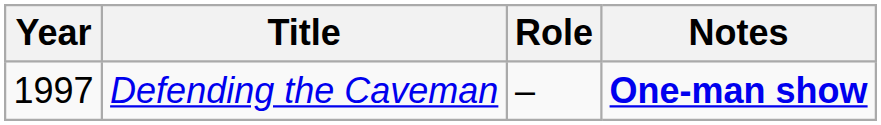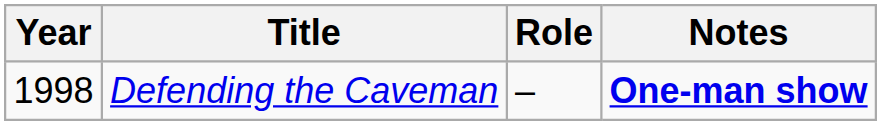(53, 90) 1997 -> (53, 90) 1998
